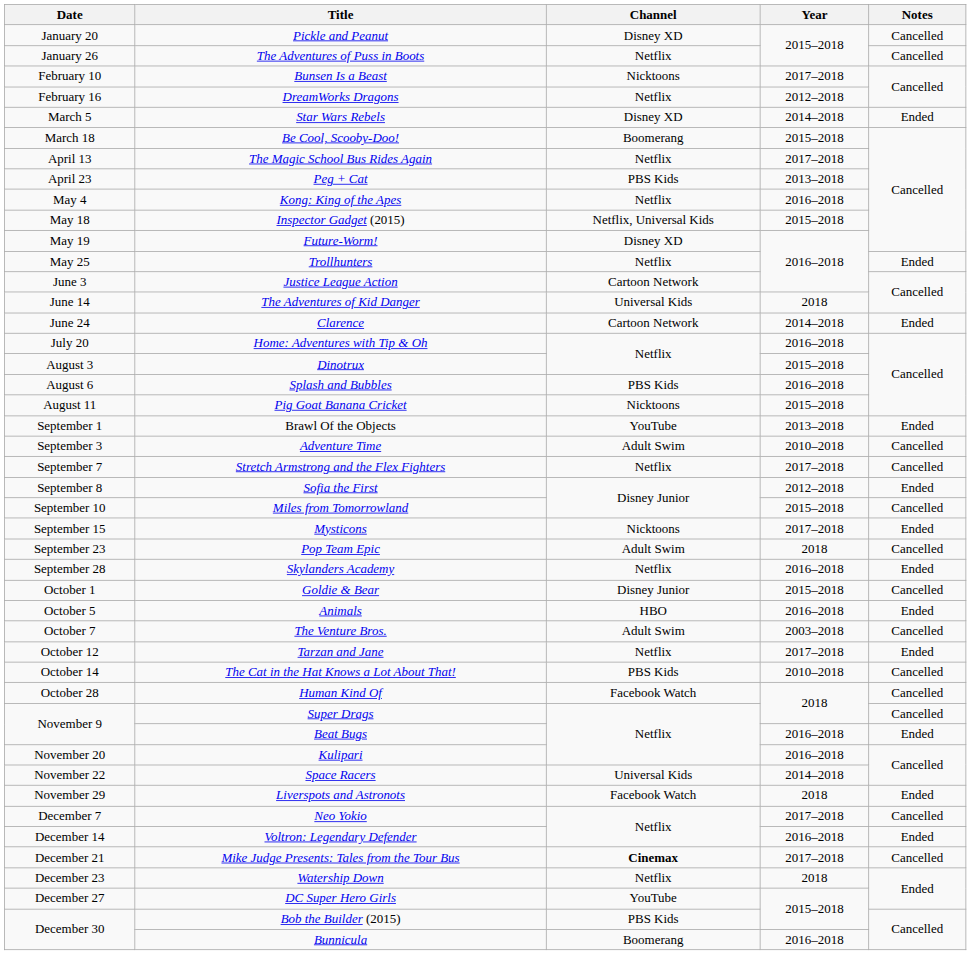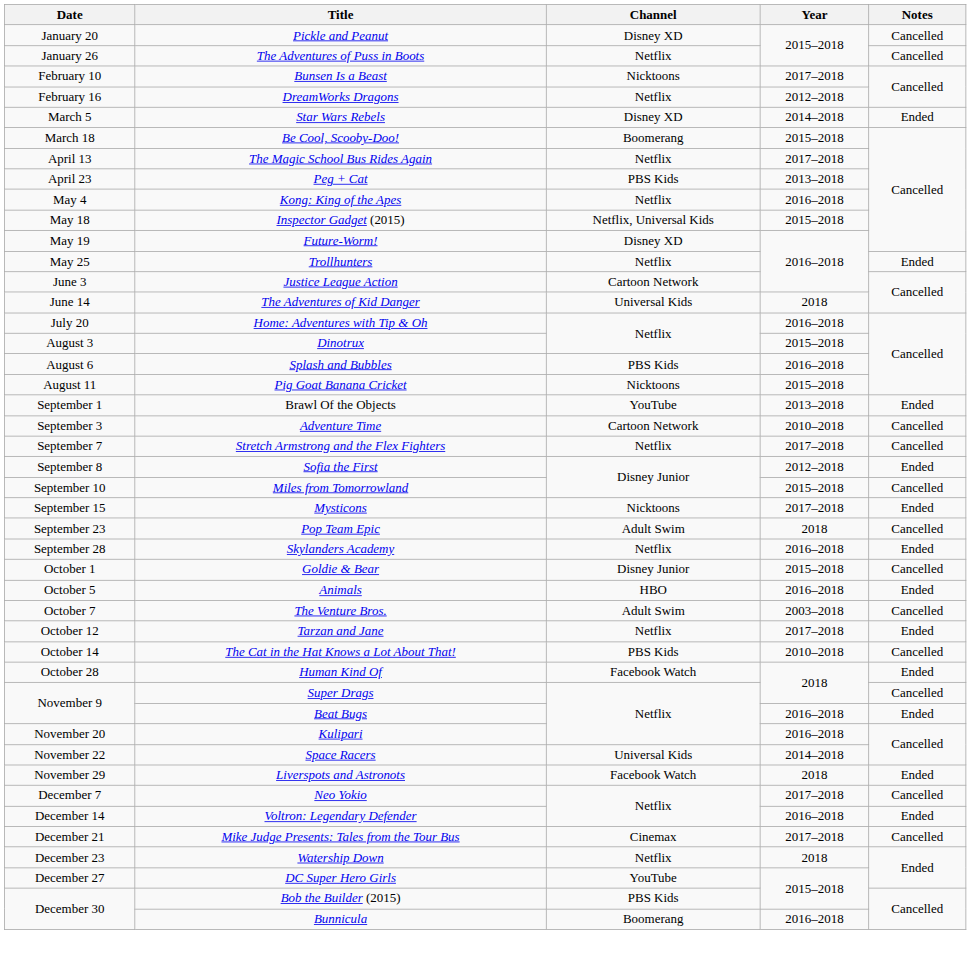- row: (341, 323)
(653, 446) Adult Swim -> (653, 425) Cartoon Network
(917, 693) Cancelled -> (917, 672) Ended
(653, 857) bold -> (653, 836) normal
